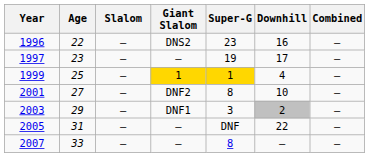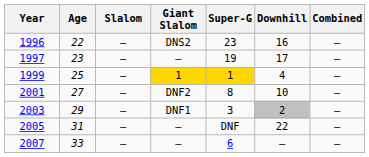(230, 144) 8 -> (230, 144) 6
